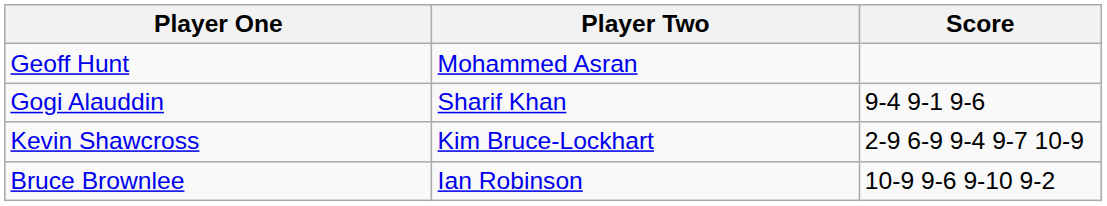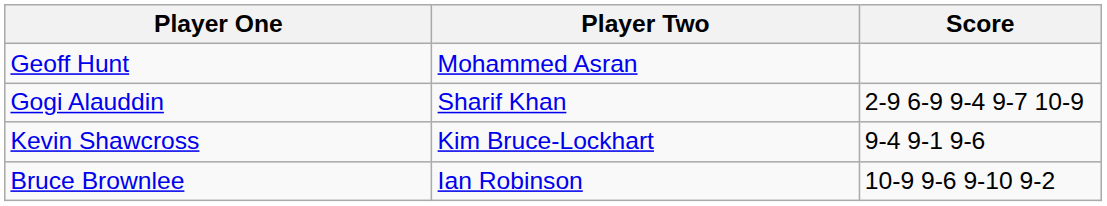(925, 102) 9-4 9-1 9-6 -> (974, 102) 2-9 6-9 9-4 9-7 10-9
(974, 141) 2-9 6-9 9-4 9-7 10-9 -> (925, 141) 9-4 9-1 9-6
